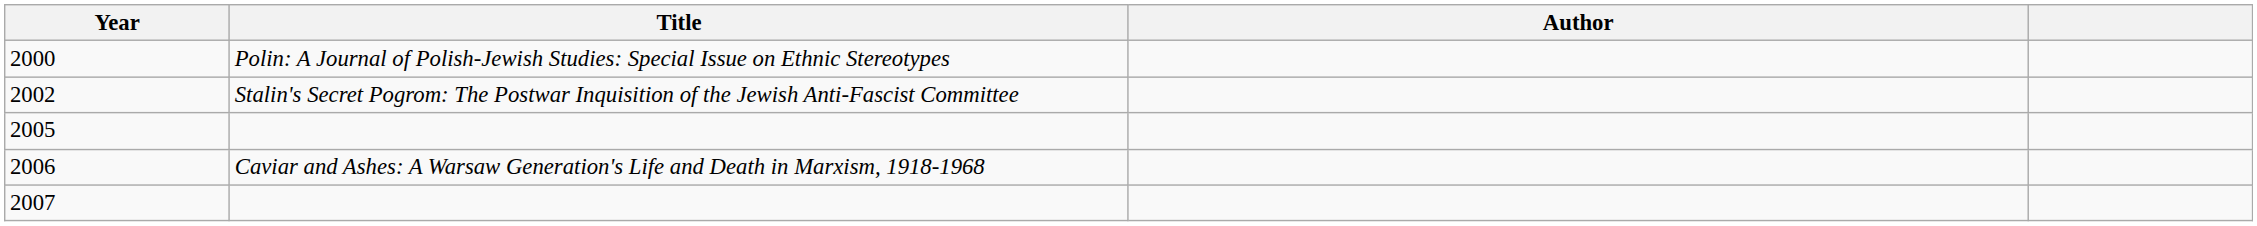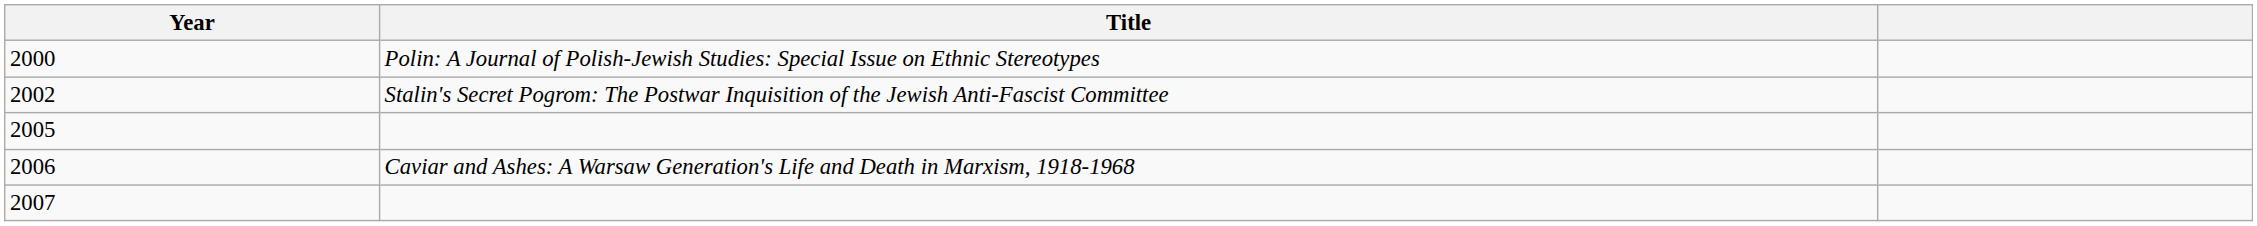- column: (1578, 22)
